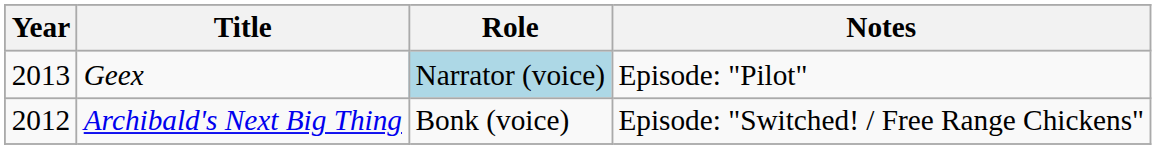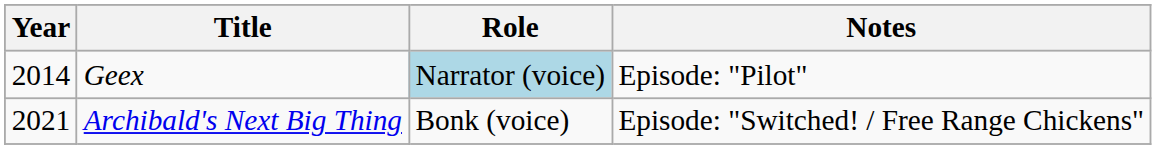(41, 74) 2013 -> (41, 74) 2014
(41, 120) 2012 -> (41, 120) 2021
